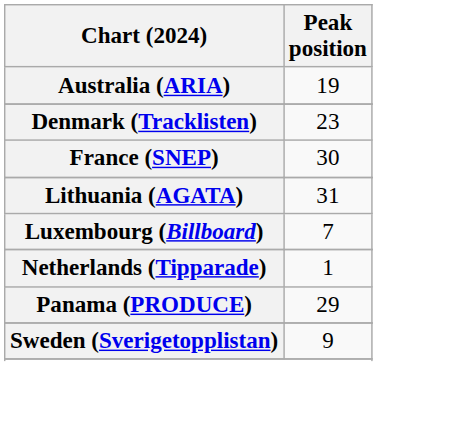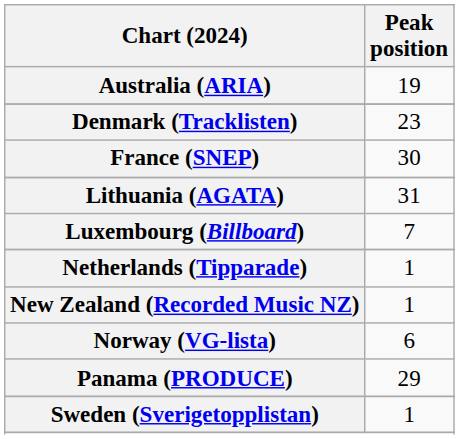+ row: (185, 304)
+ row: (185, 341)
(328, 341) 9 -> (409, 414) 1
